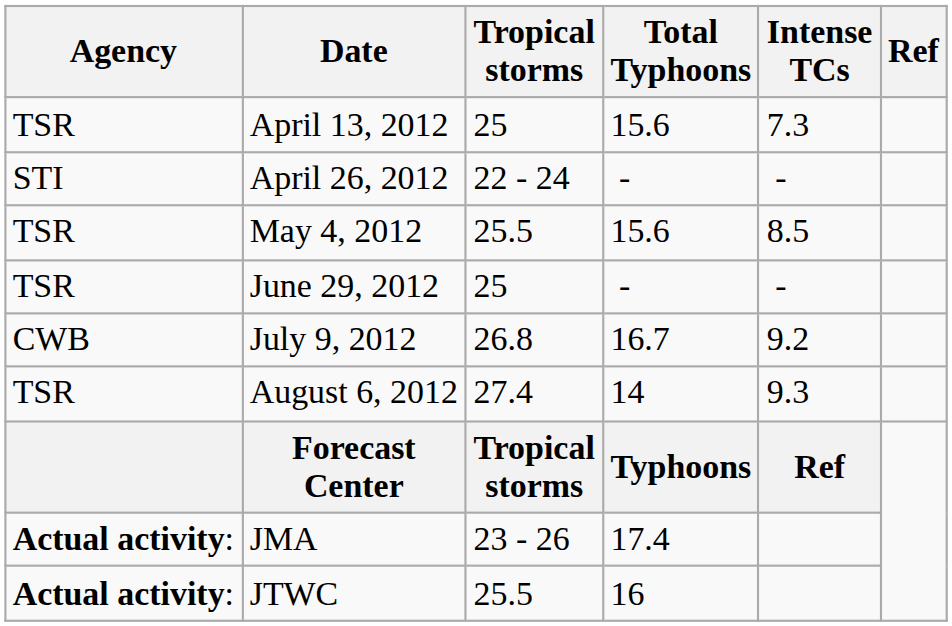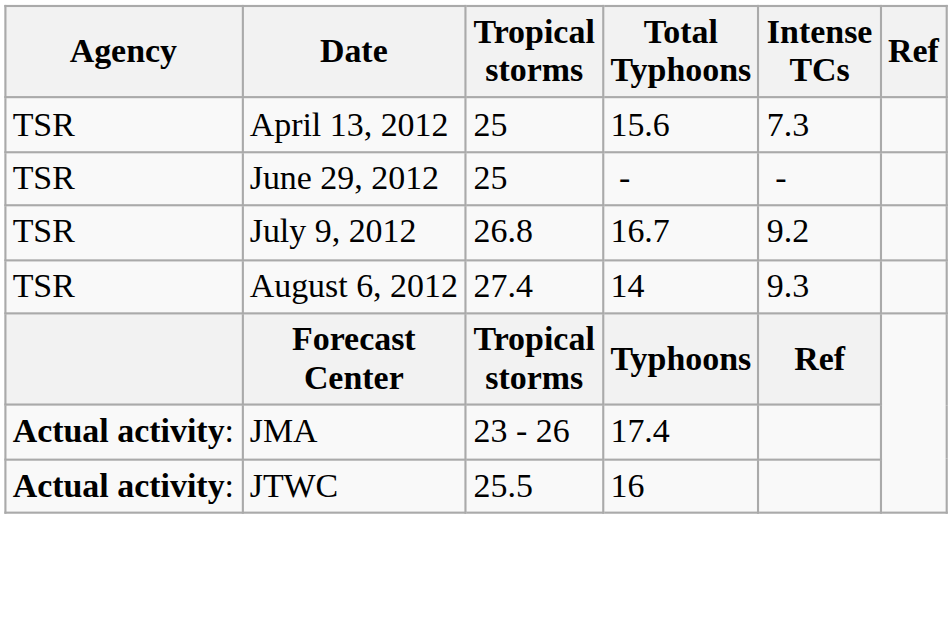- row: (349, 178)
- row: (336, 231)
(51, 339) CWB -> (44, 231) TSR
